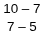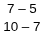rows swapped: (22, 26) <-> (22, 8)
